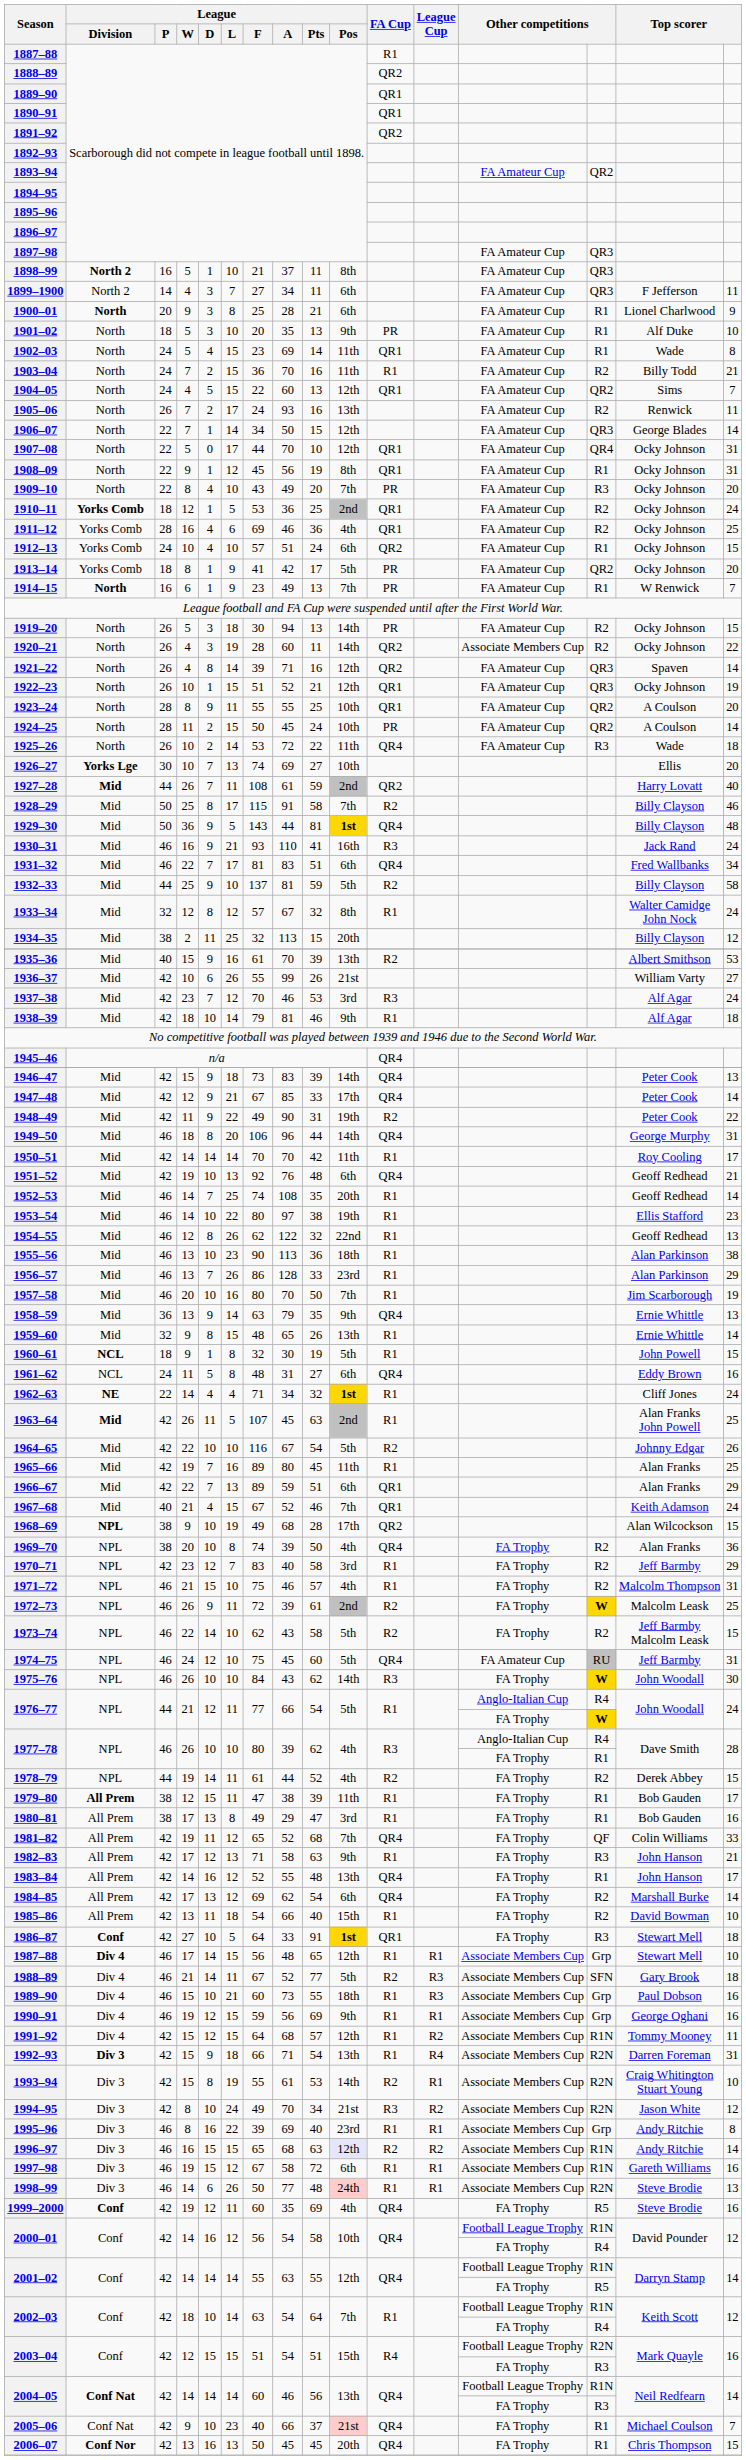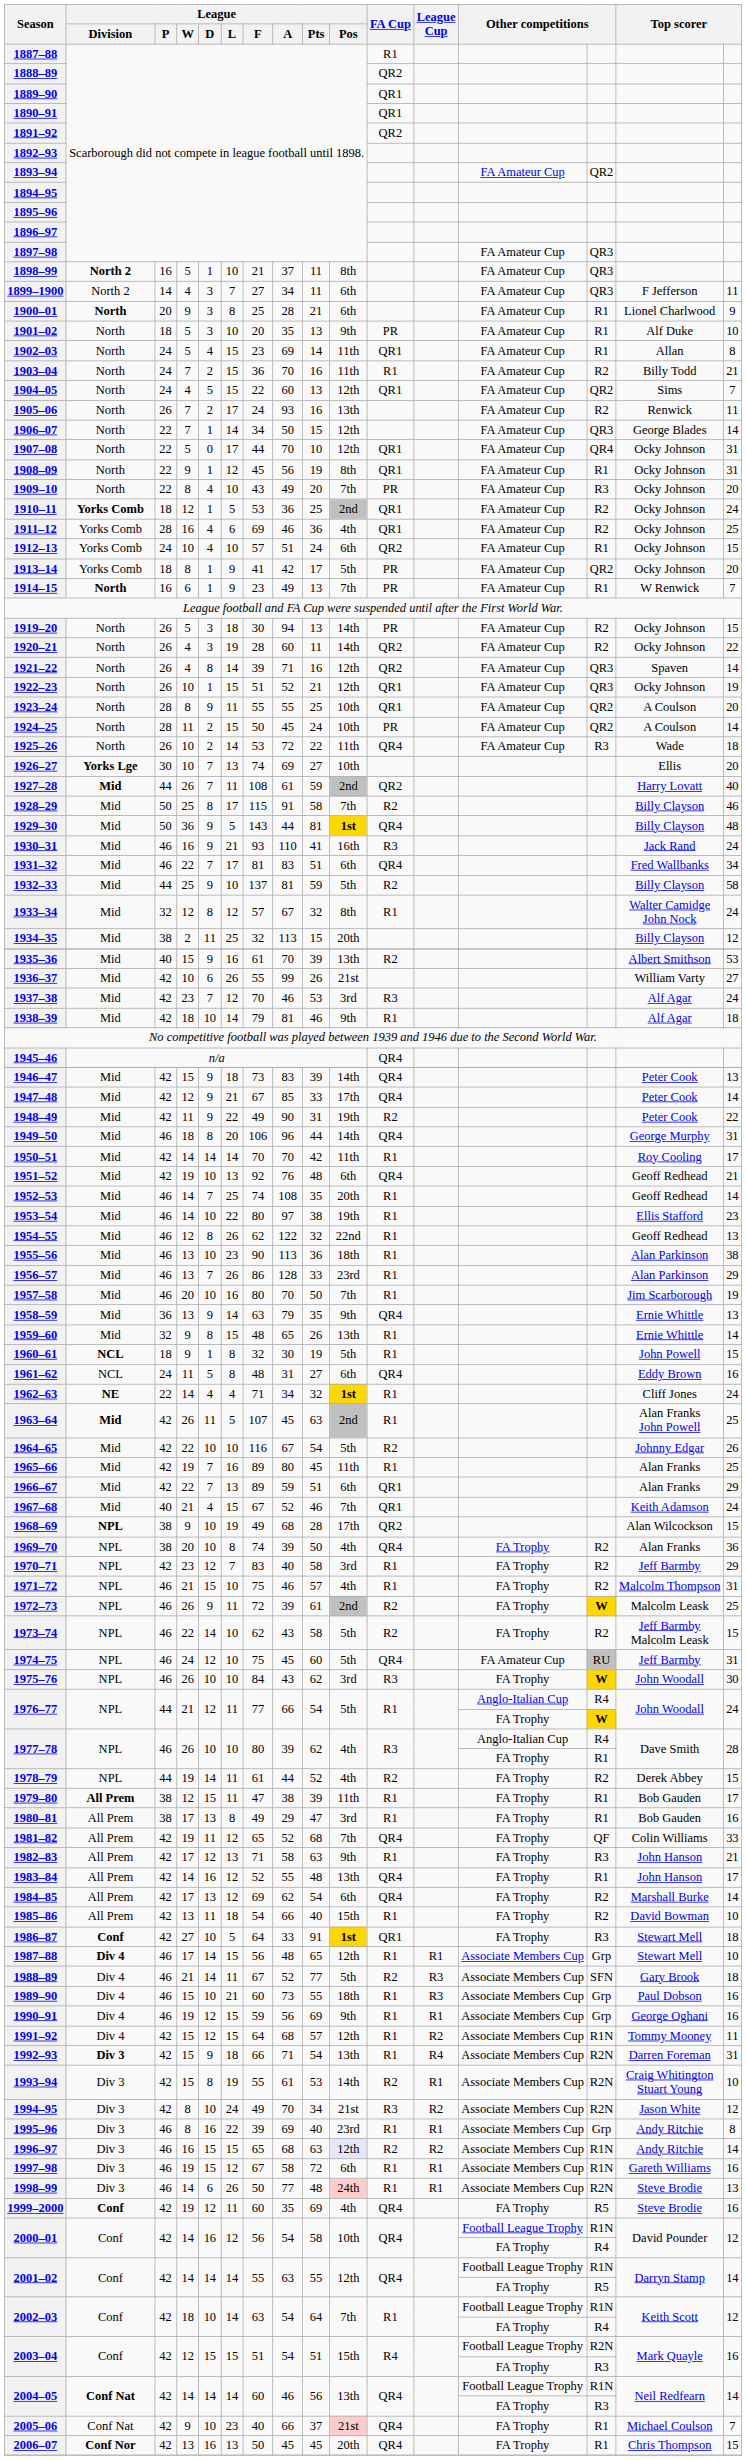(670, 350) Wade -> (670, 350) Allan
(523, 647) Associate Members Cup -> (523, 647) FA Amateur Cup
(348, 1679) 14th -> (348, 1679) 3rd
